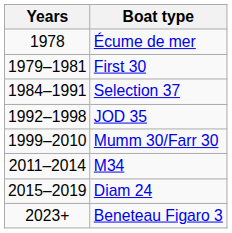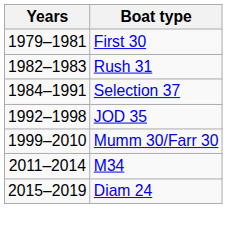- row: (145, 41)
+ row: (123, 66)
- row: (158, 215)
